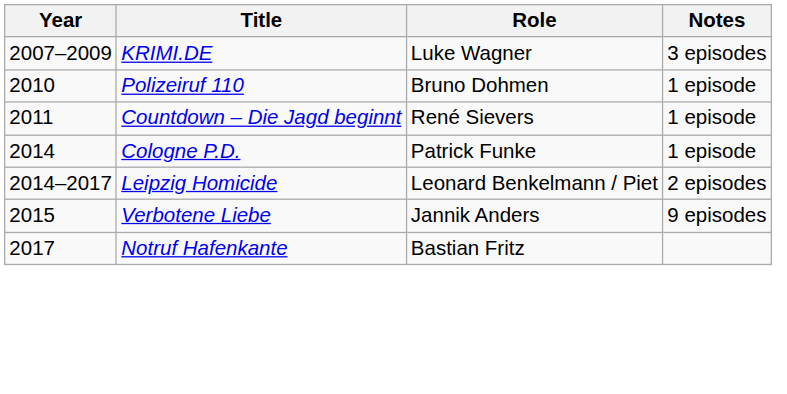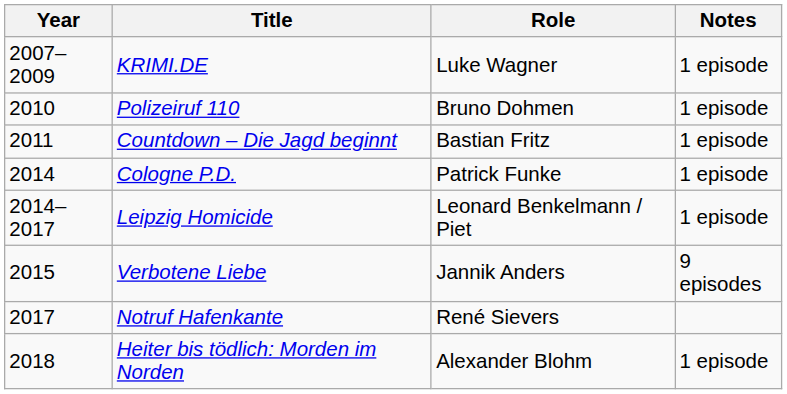(717, 53) 3 episodes -> (724, 64) 1 episode
(472, 118) René Sievers -> (493, 141) Bastian Fritz
(717, 183) 2 episodes -> (724, 217) 1 episode
(468, 248) Bastian Fritz -> (498, 317) René Sievers
+ row: (247, 361)
